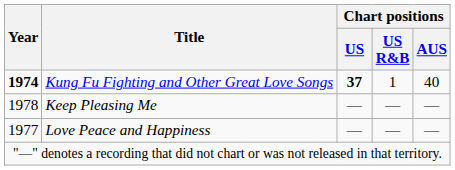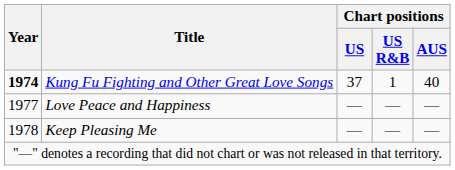(354, 81) bold -> (354, 81) normal
rows swapped: (128, 130) <-> (101, 105)
